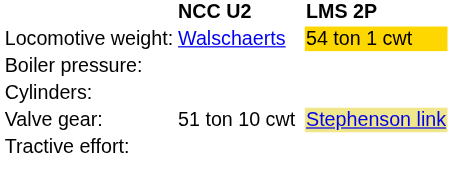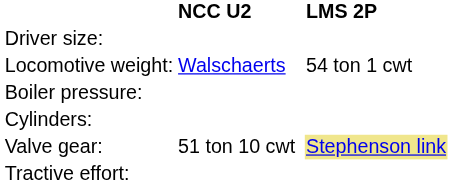+ row: (54, 38)
(359, 38) gold background -> (359, 65) no background
